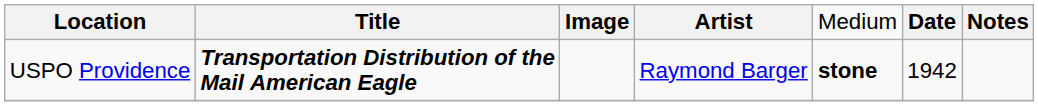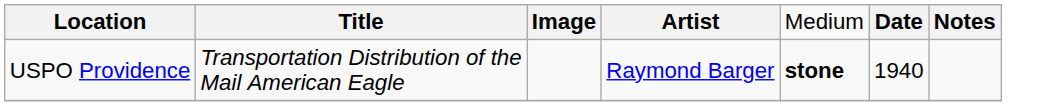(378, 69) bold -> (361, 69) normal
(932, 69) 1942 -> (899, 69) 1940
